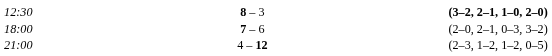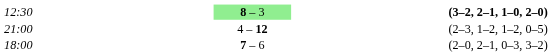(252, 12) no background -> (252, 12) lightgreen background
rows swapped: (18, 28) <-> (18, 45)
